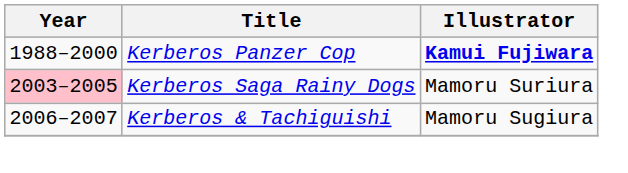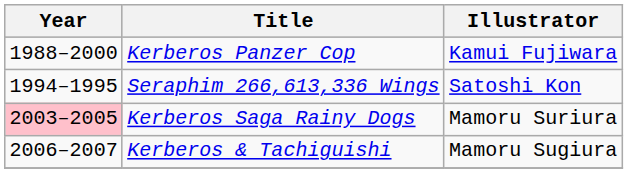(509, 54) bold -> (533, 54) normal
+ row: (283, 86)
